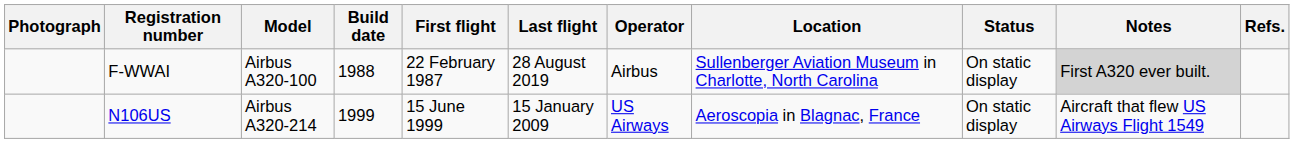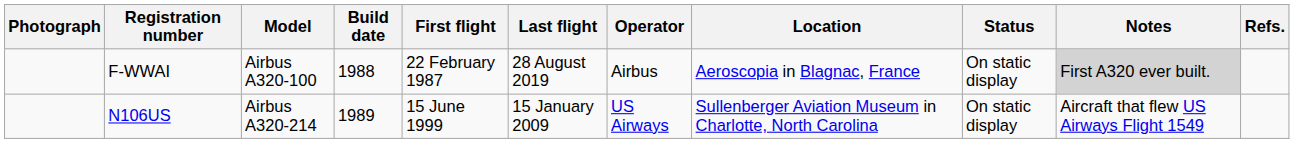(816, 71) Sullenberger Aviation Museum in Charlotte, North Carolina -> (808, 71) Aeroscopia in Blagnac, France
(356, 116) 1999 -> (356, 116) 1989
(808, 116) Aeroscopia in Blagnac, France -> (816, 116) Sullenberger Aviation Museum in Charlotte, North Carolina
